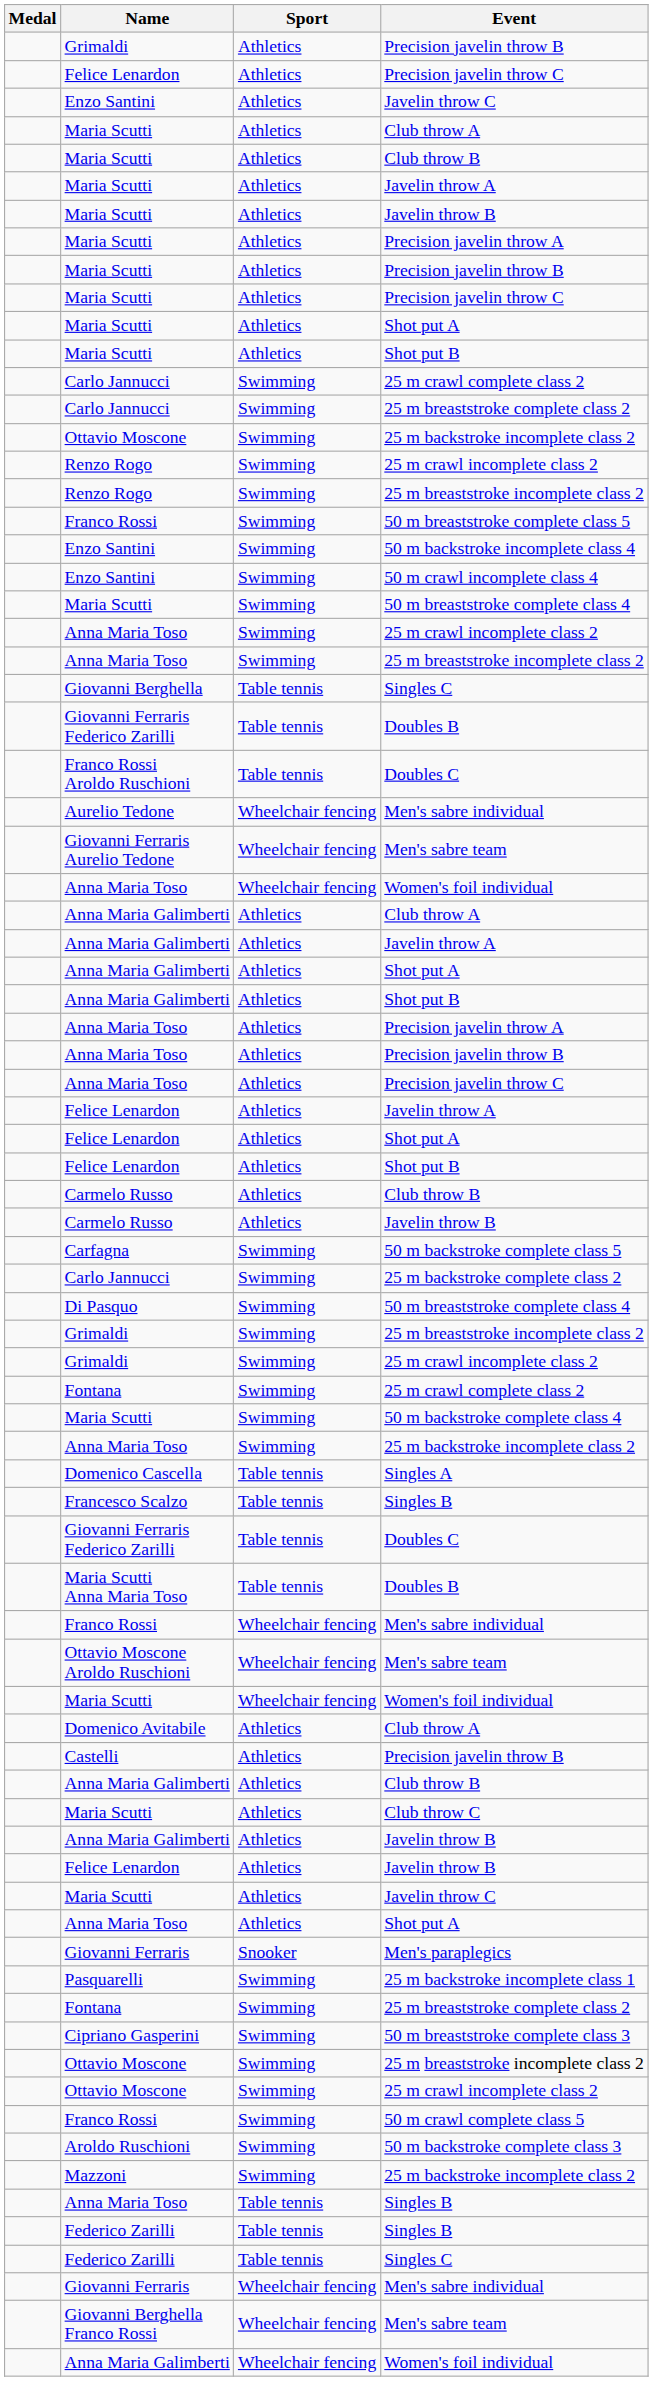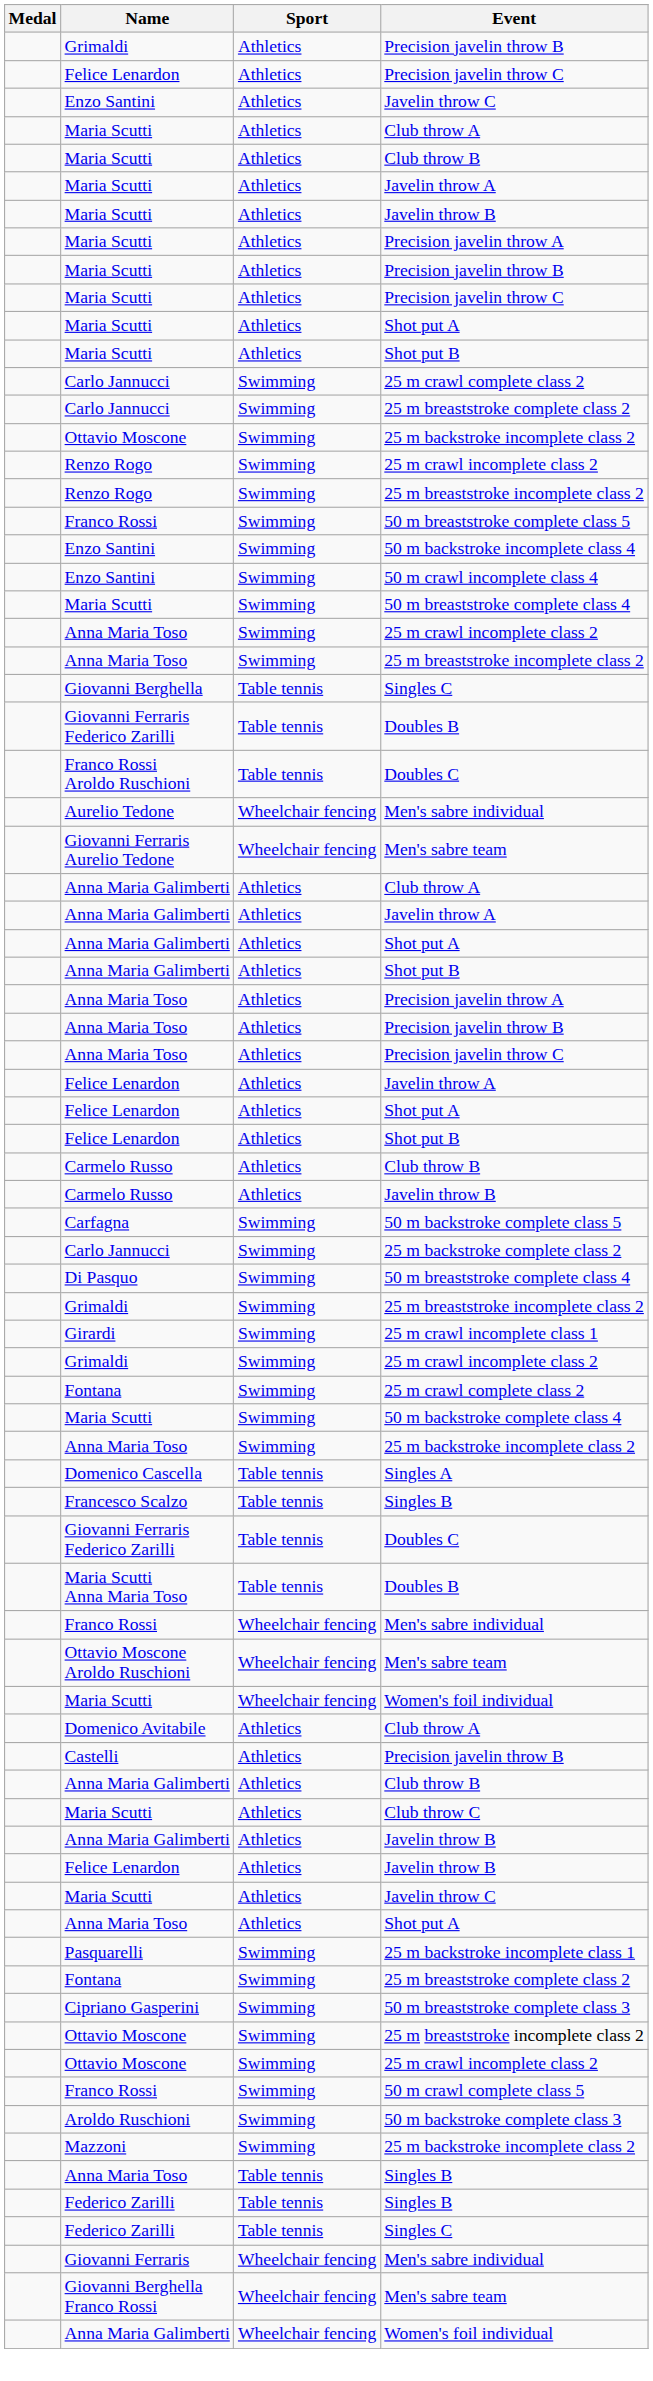- row: (126, 887)
+ row: (90, 1333)
- row: (127, 1951)
